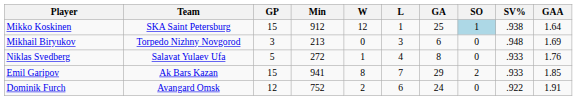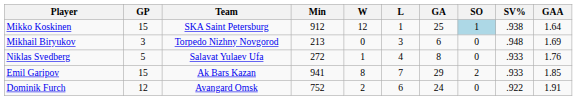columns swapped: (189, 12) <-> (272, 12)
